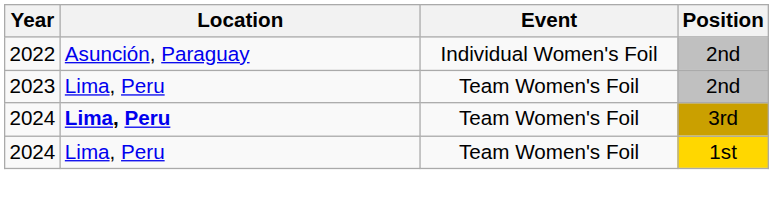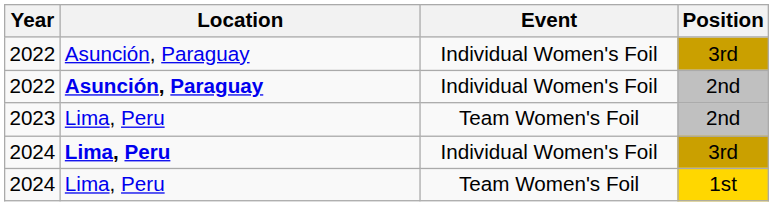+ row: (32, 53)
(157, 53) normal -> (164, 86) bold
(549, 119) Team Women's Foil -> (549, 151) Individual Women's Foil
